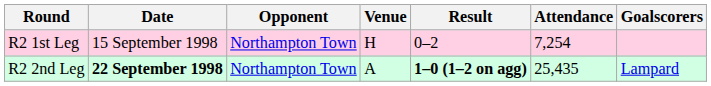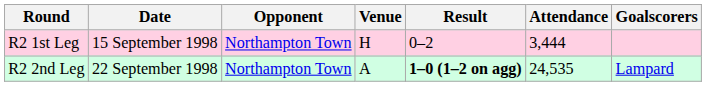(552, 42) 7,254 -> (547, 42) 3,444
(157, 68) bold -> (155, 68) normal
(556, 68) 25,435 -> (551, 68) 24,535
